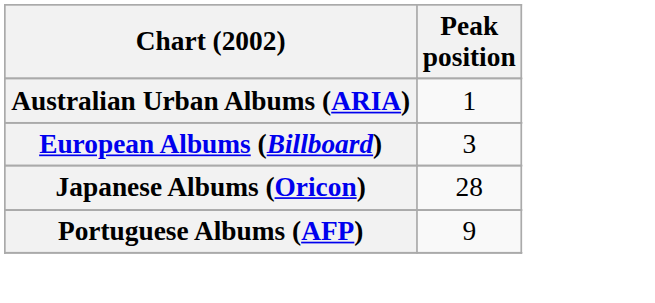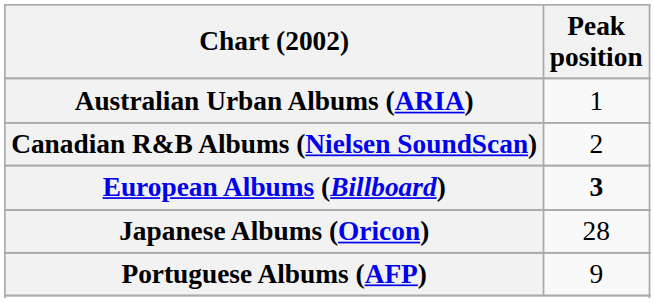+ row: (274, 143)
(469, 143) normal -> (596, 187) bold
